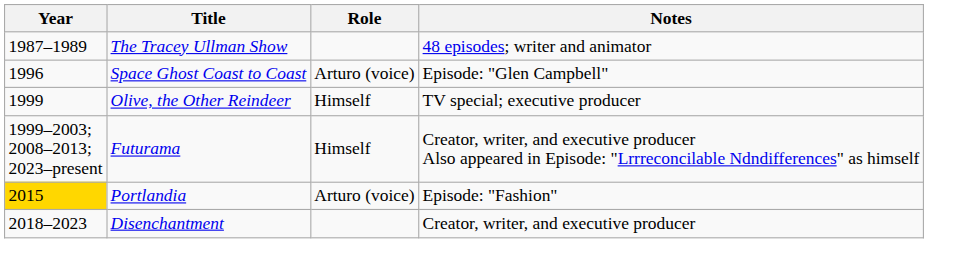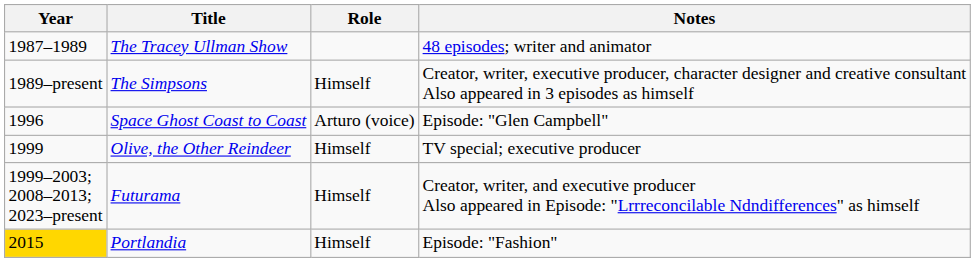+ row: (159, 83)
(364, 195) Arturo (voice) -> (342, 243) Himself
- row: (167, 223)
